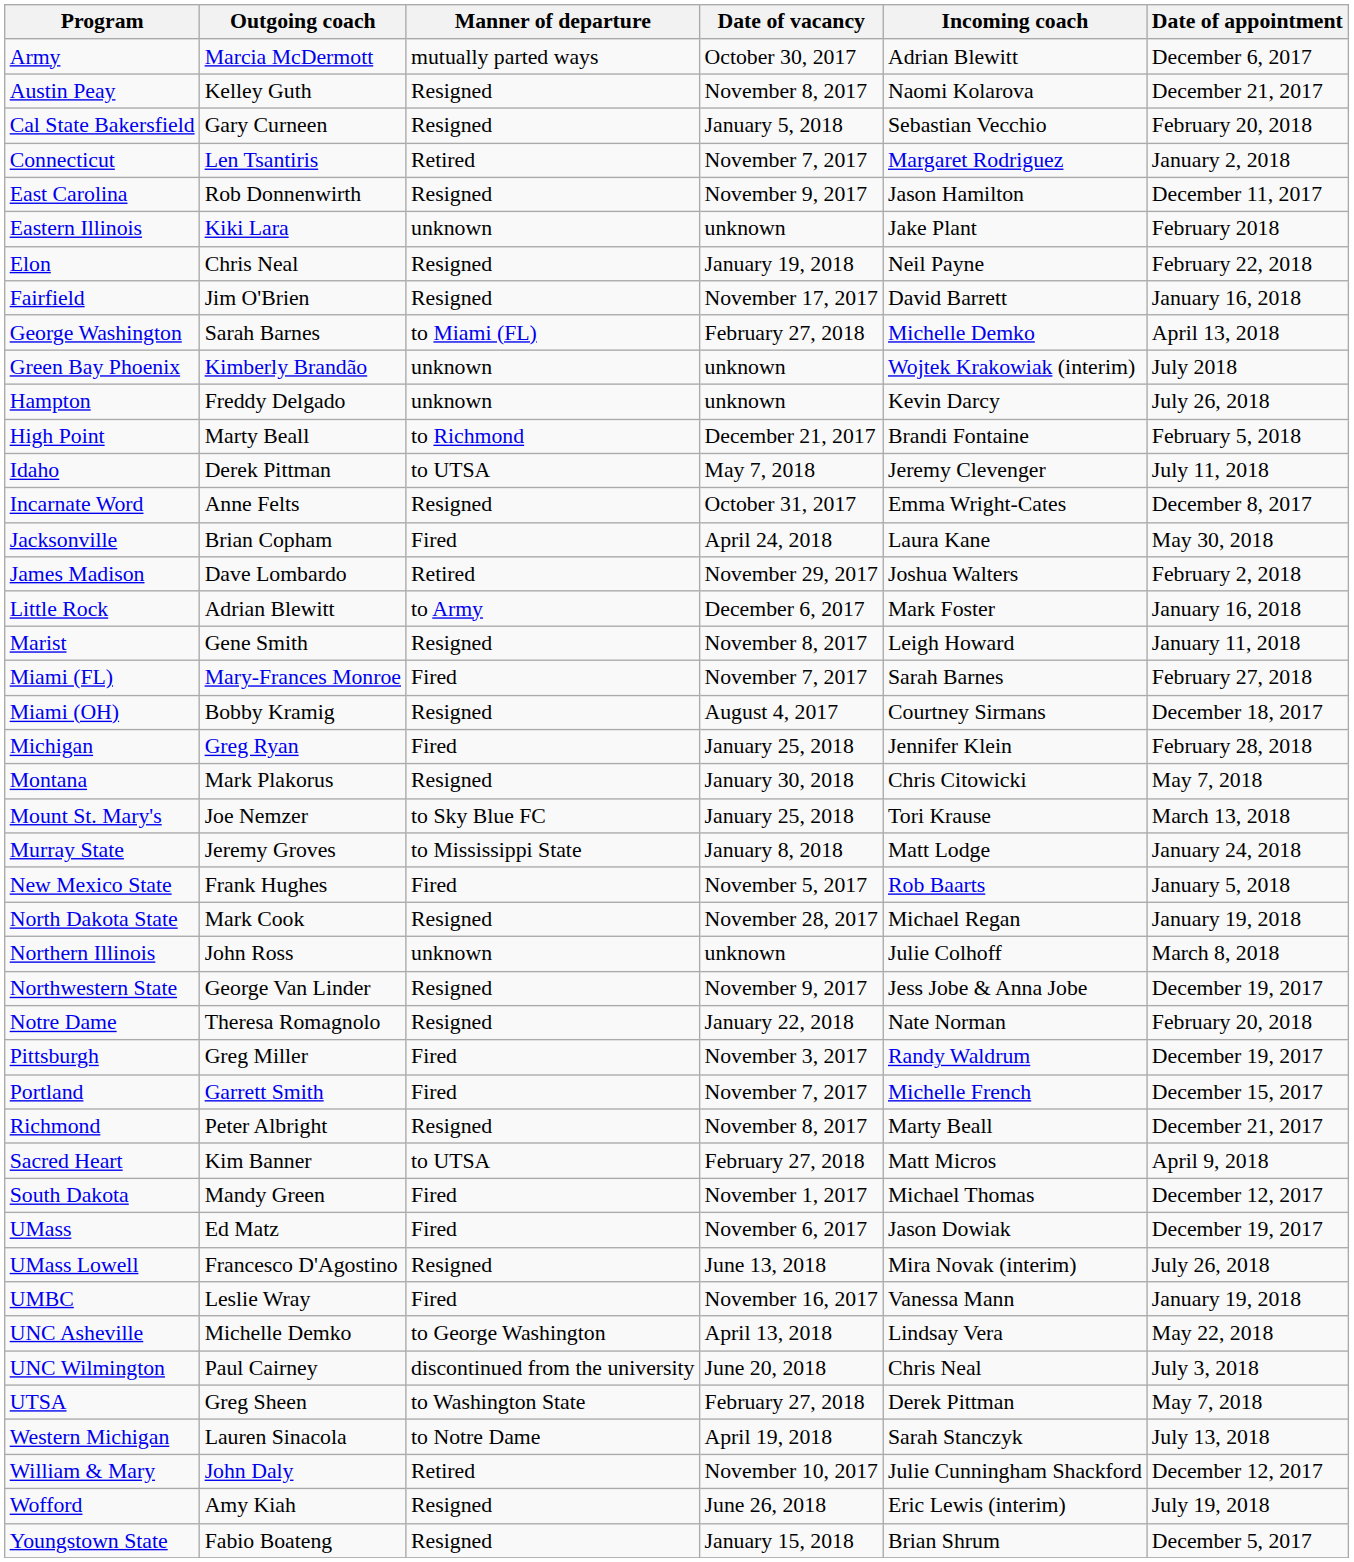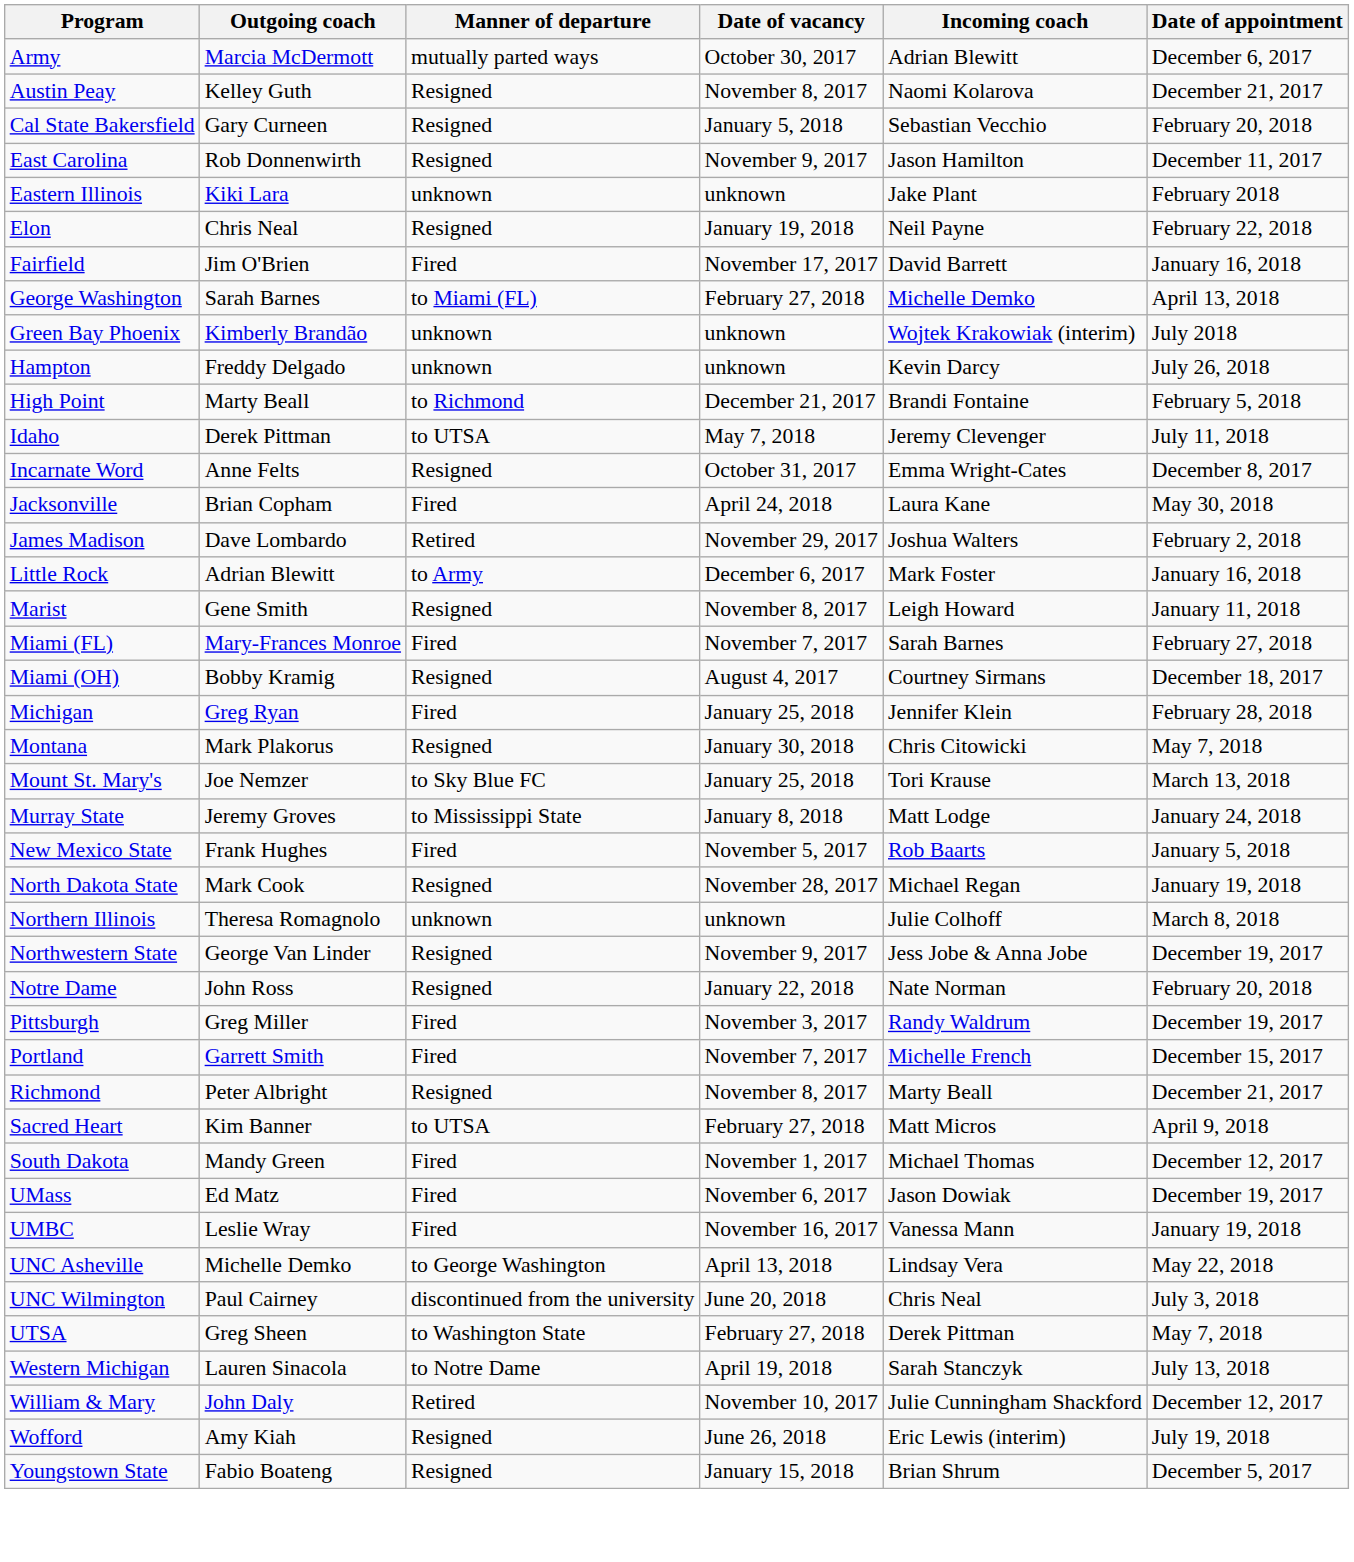- row: (62, 159)
(452, 297) Resigned -> (434, 263) Fired
(249, 953) John Ross -> (293, 919) Theresa Romagnolo
(293, 1022) Theresa Romagnolo -> (249, 988) John Ross
- row: (74, 1264)
